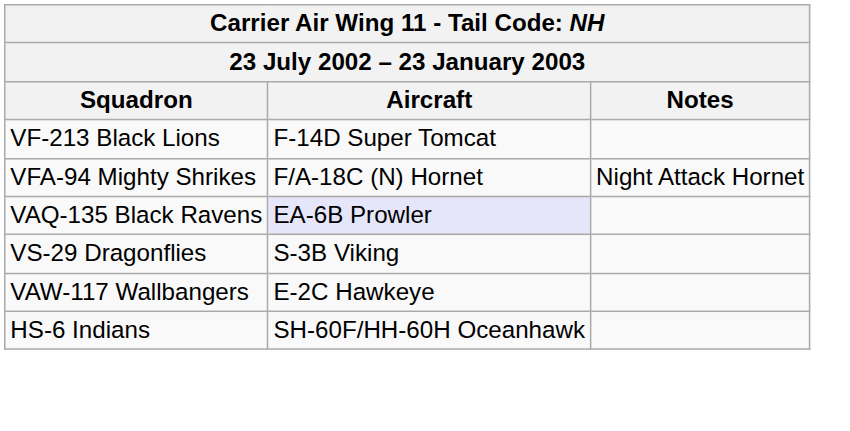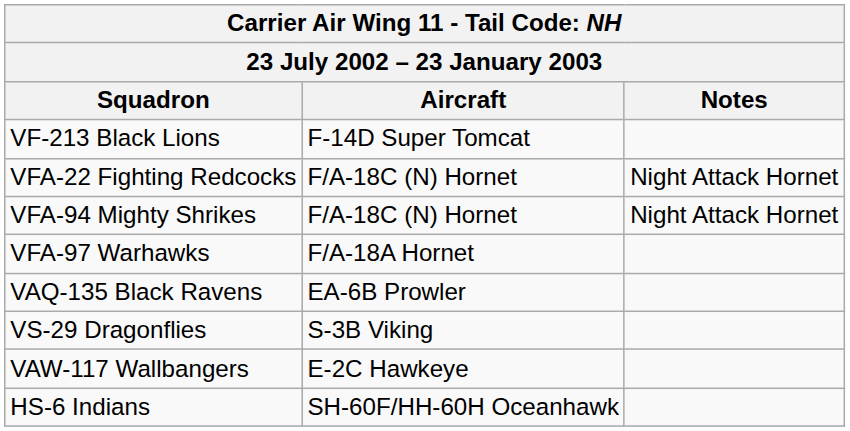+ row: (153, 176)
+ row: (110, 253)
(353, 215) lavender background -> (387, 291) no background
